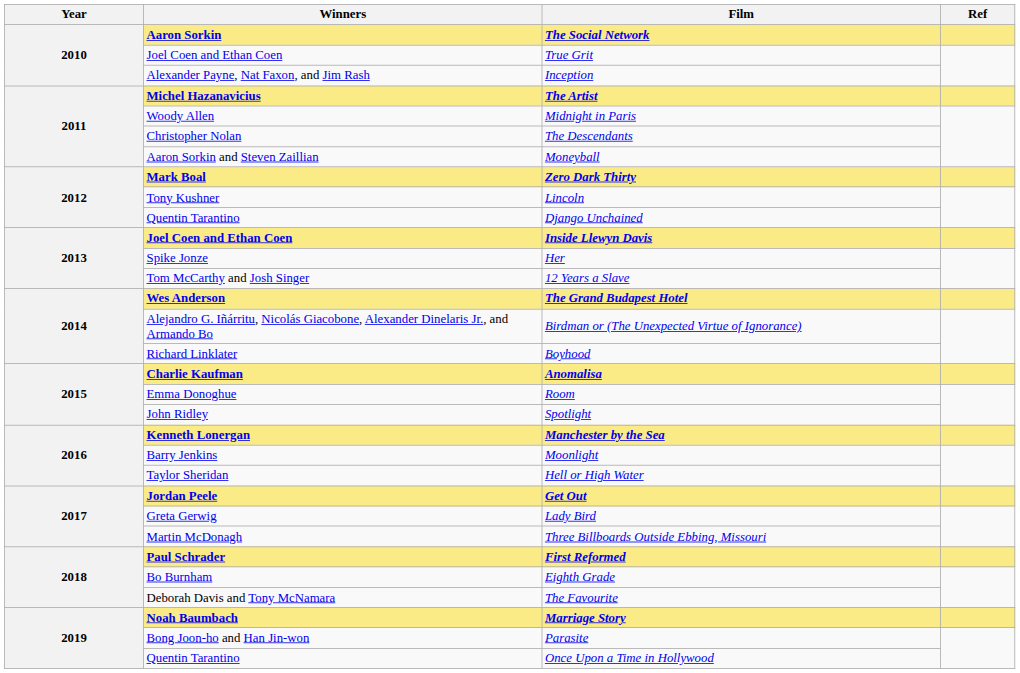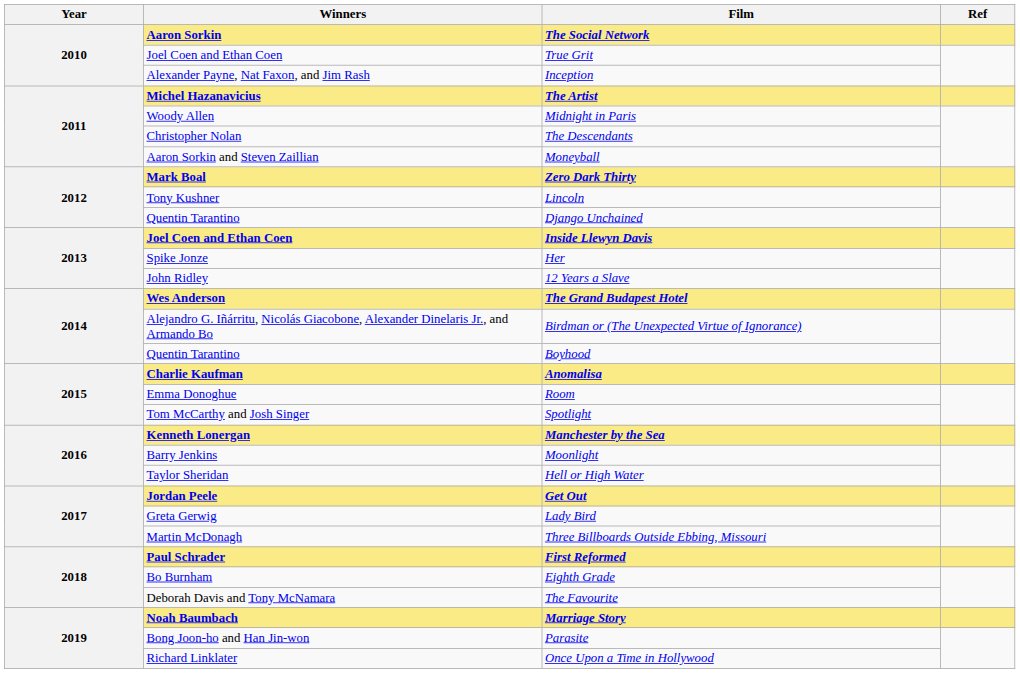(228, 278) Tom McCarthy and Josh Singer -> (177, 278) John Ridley
(192, 353) Richard Linklater -> (193, 353) Quentin Tarantino
(177, 414) John Ridley -> (228, 414) Tom McCarthy and Josh Singer
(193, 658) Quentin Tarantino -> (192, 658) Richard Linklater
